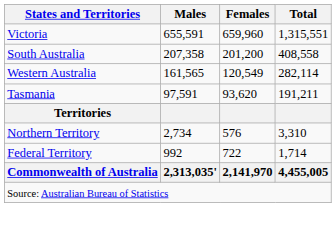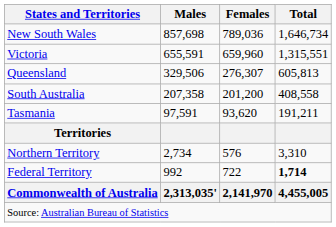+ row: (52, 34)
+ row: (37, 73)
- row: (52, 73)
(292, 152) normal -> (292, 172) bold
